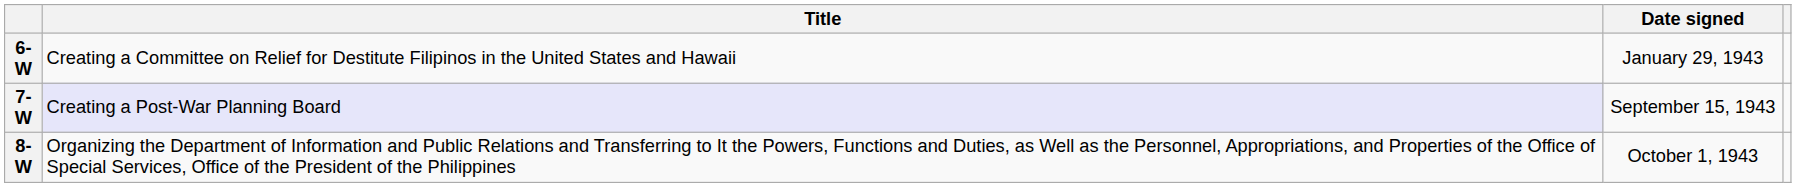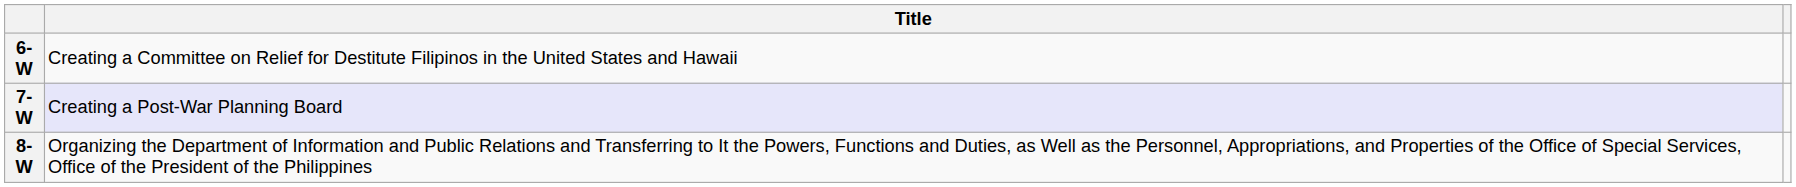- column: (1693, 18)
